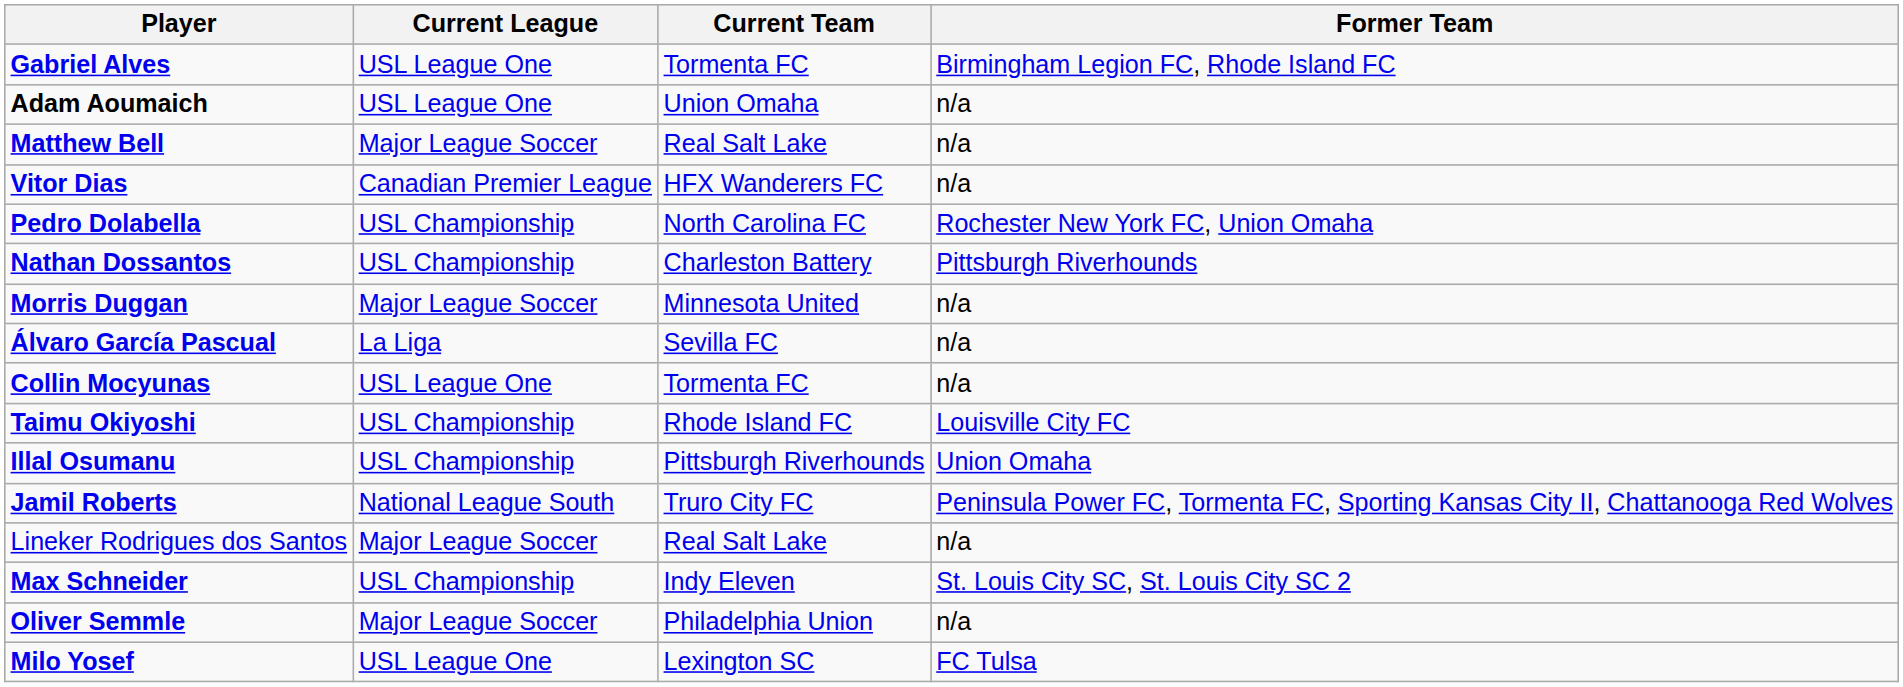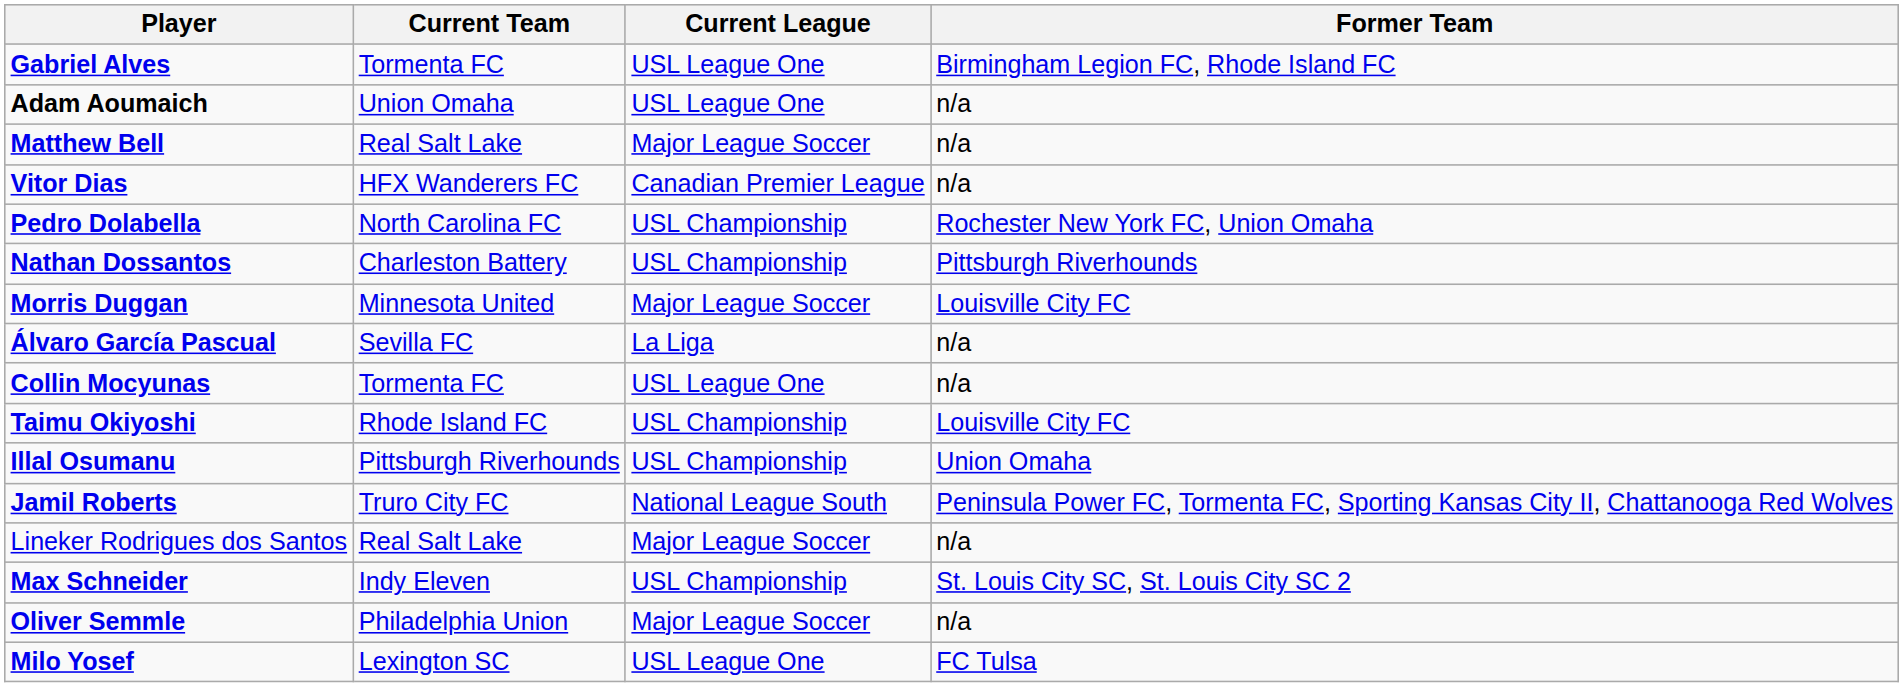columns swapped: (794, 24) <-> (505, 24)
(954, 303) n/a -> (1033, 303) Louisville City FC
